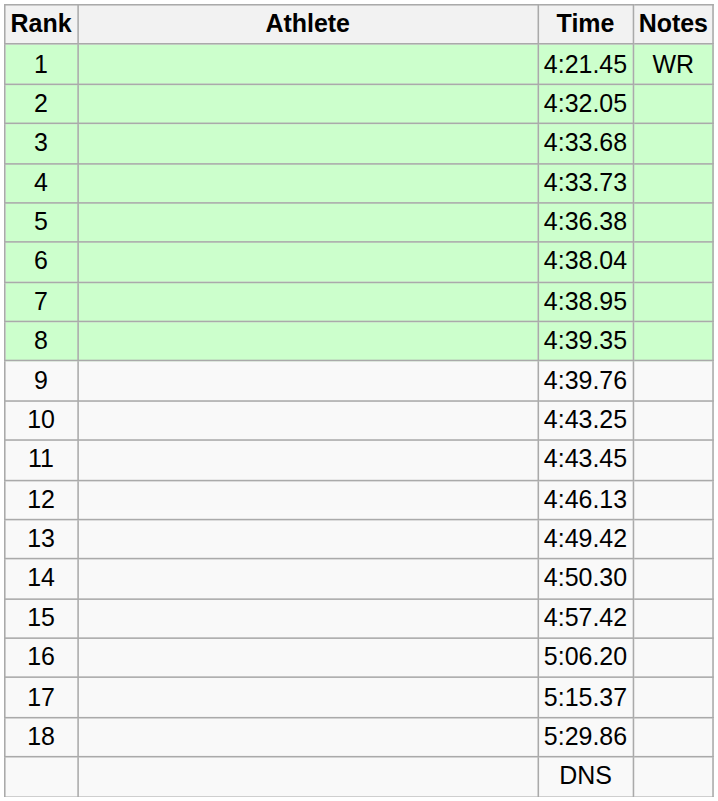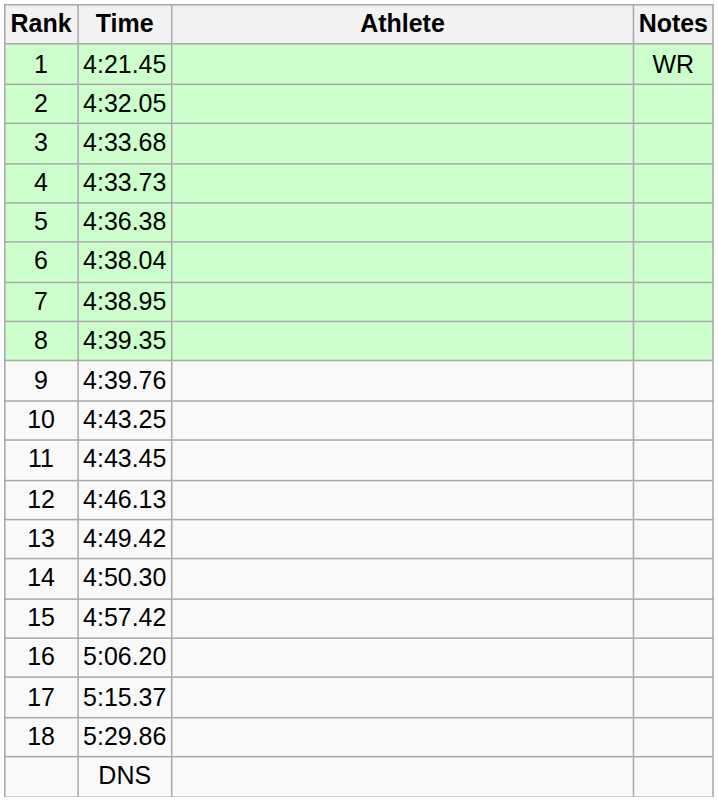columns swapped: (308, 24) <-> (585, 24)
